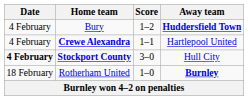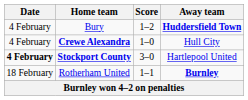(147, 42) 1–1 -> (147, 42) 1–0
(202, 42) Hartlepool United -> (202, 42) Hull City
(202, 57) Hull City -> (202, 57) Hartlepool United
(147, 73) 1–0 -> (147, 73) 1–1
